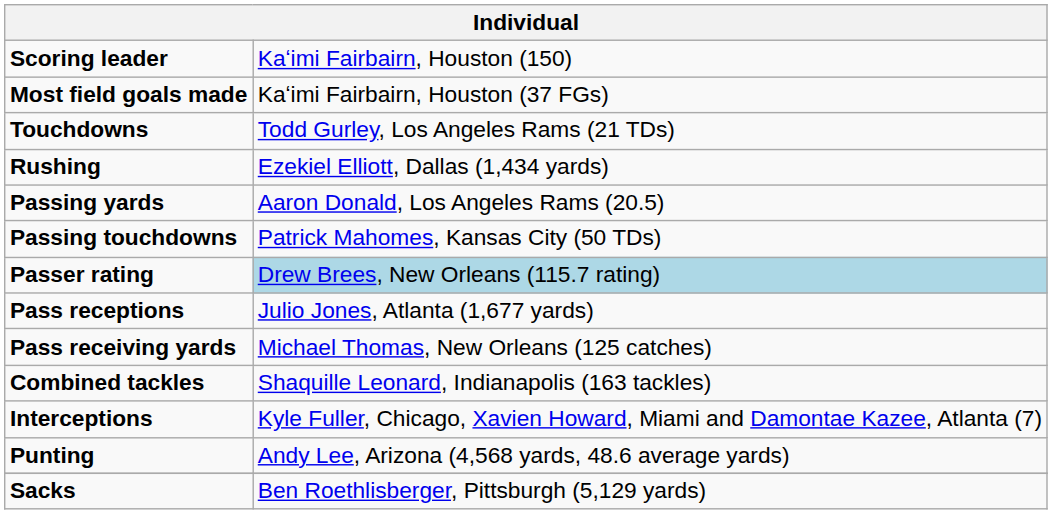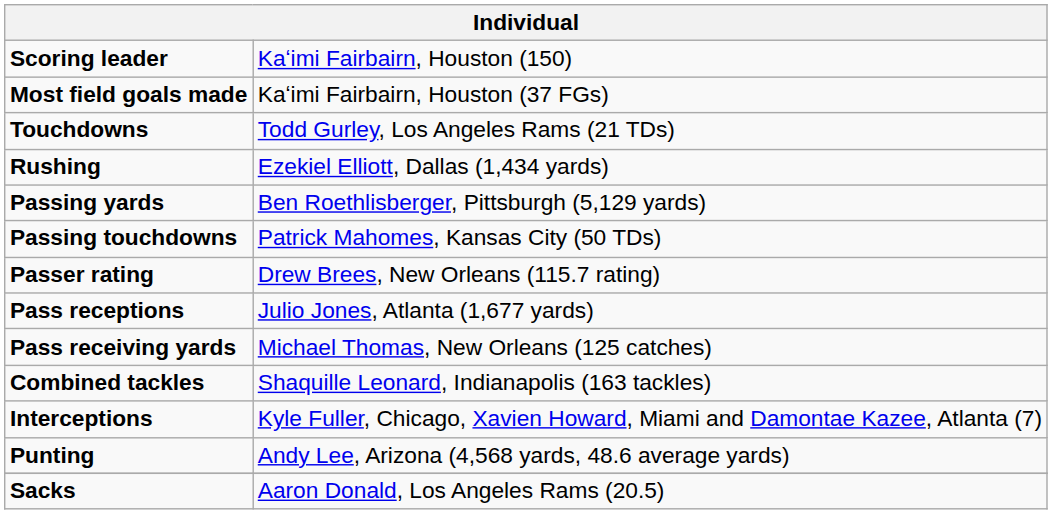(461, 202) Aaron Donald, Los Angeles Rams (20.5) -> (482, 202) Ben Roethlisberger, Pittsburgh (5,129 yards)
(459, 274) lightblue background -> (459, 274) no background
(482, 490) Ben Roethlisberger, Pittsburgh (5,129 yards) -> (461, 490) Aaron Donald, Los Angeles Rams (20.5)
